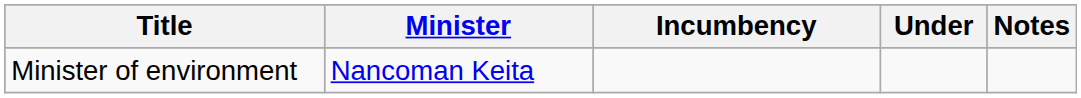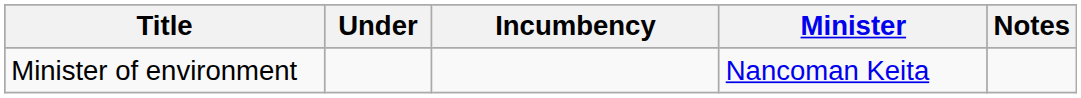columns swapped: (458, 26) <-> (934, 26)
